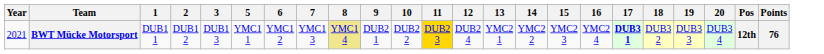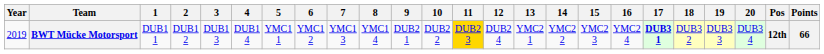+ column: (247, 12)
(17, 34) 2021 -> (17, 34) 2019
(345, 34) khaki background -> (375, 34) no background
(774, 34) 76 -> (804, 34) 66
